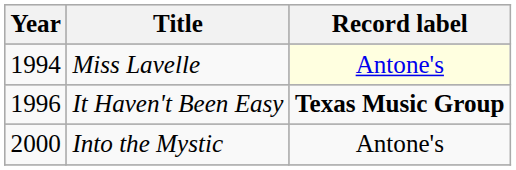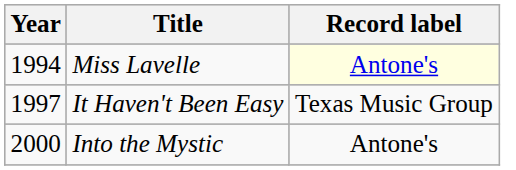(36, 104) 1996 -> (36, 104) 1997
(400, 104) bold -> (394, 104) normal
